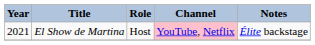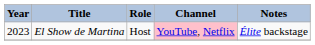(18, 31) 2021 -> (18, 31) 2023
